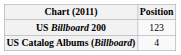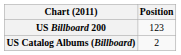(157, 43) 4 -> (157, 43) 2
